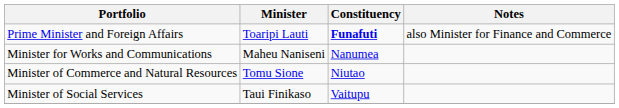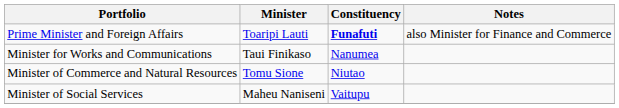(284, 53) Maheu Naniseni -> (277, 53) Taui Finikaso
(277, 93) Taui Finikaso -> (284, 93) Maheu Naniseni
